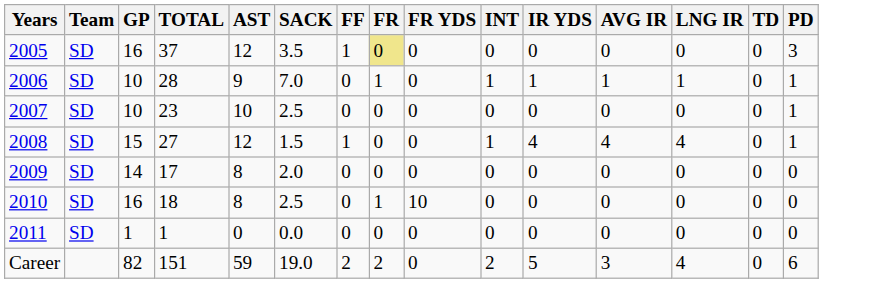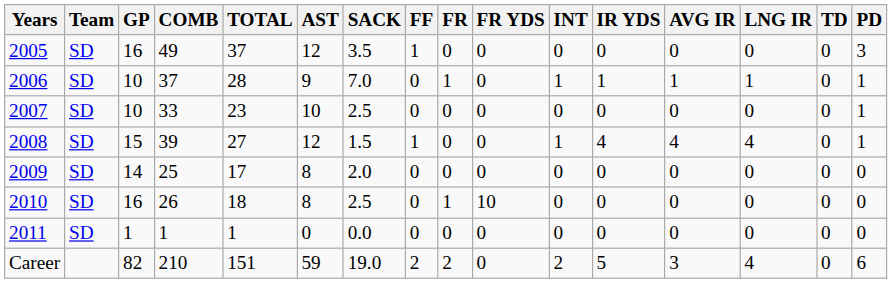+ column: (188, 19)
(378, 50) khaki background -> (447, 50) no background
